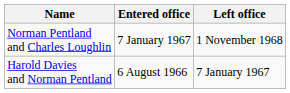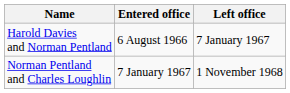rows swapped: (59, 72) <-> (59, 39)
